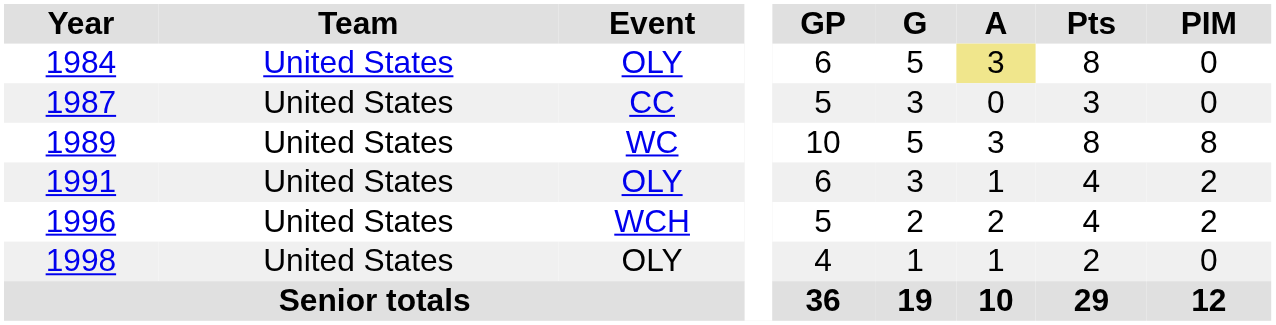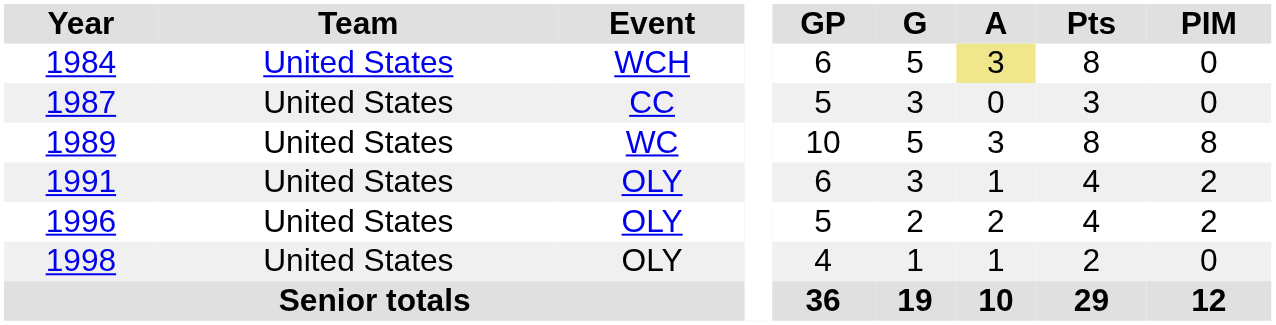(652, 62) OLY -> (652, 62) WCH
(652, 221) WCH -> (652, 221) OLY
